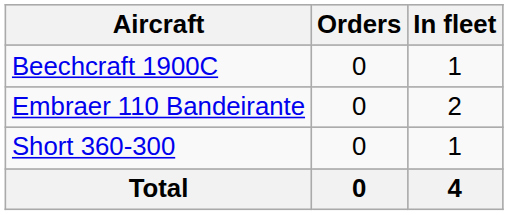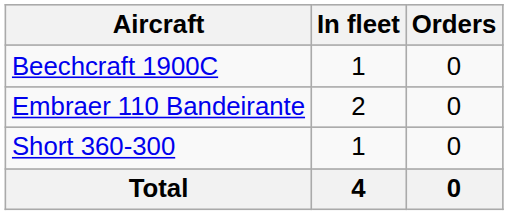columns swapped: (455, 24) <-> (359, 24)
